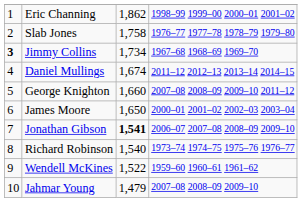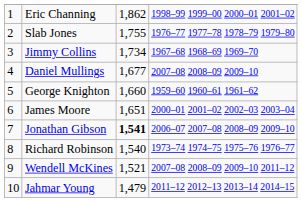(132, 33) 1,758 -> (132, 33) 1,755
(10, 52) bold -> (10, 52) normal
(132, 71) 1,674 -> (132, 71) 1,677
(223, 71) 2011–12 2012–13 2013–14 2014–15 -> (205, 71) 2007–08 2008–09 2009–10
(223, 91) 2007–08 2008–09 2009–10 2011–12 -> (205, 91) 1959–60 1960–61 1961–62
(132, 110) 1,650 -> (132, 110) 1,651
(132, 168) 1,522 -> (132, 168) 1,521
(205, 168) 1959–60 1960–61 1961–62 -> (223, 168) 2007–08 2008–09 2009–10 2011–12
(205, 187) 2007–08 2008–09 2009–10 -> (223, 187) 2011–12 2012–13 2013–14 2014–15
